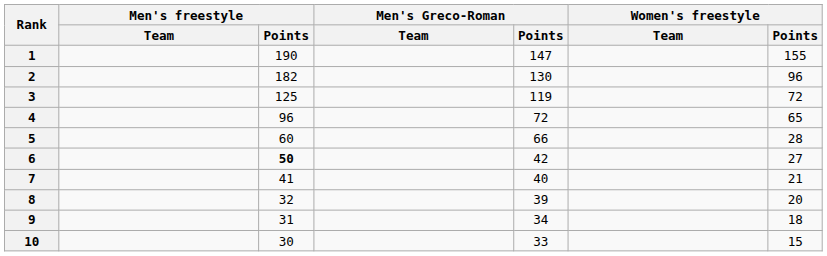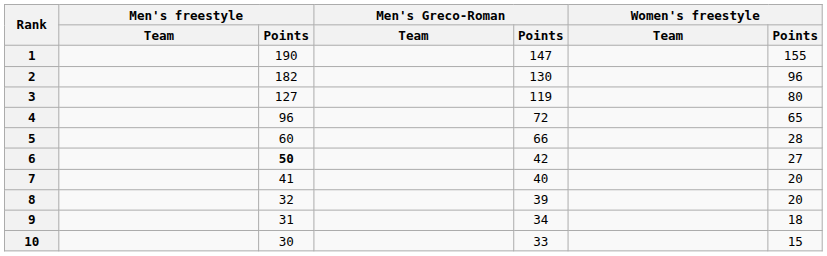(286, 97) 125 -> (286, 97) 127
(795, 97) 72 -> (795, 97) 80
(795, 179) 21 -> (795, 179) 20
